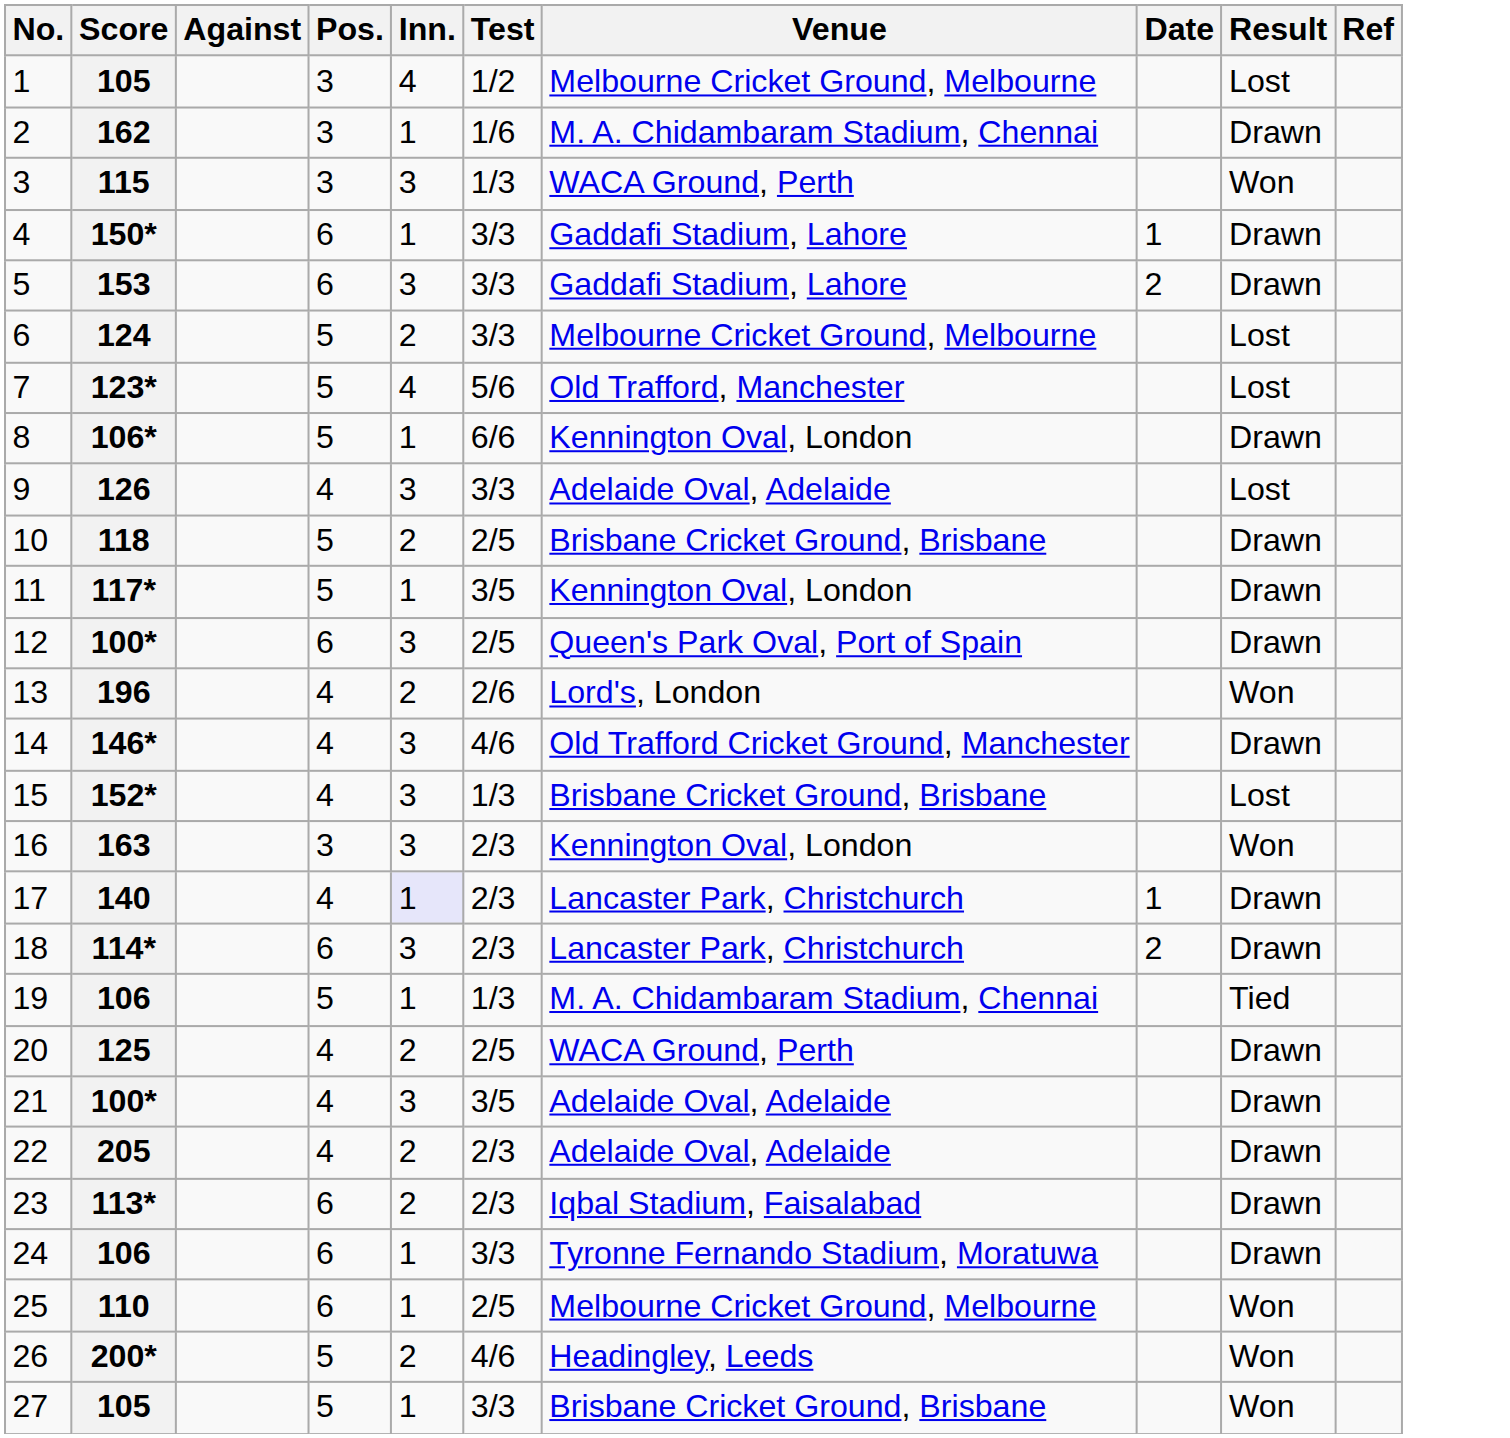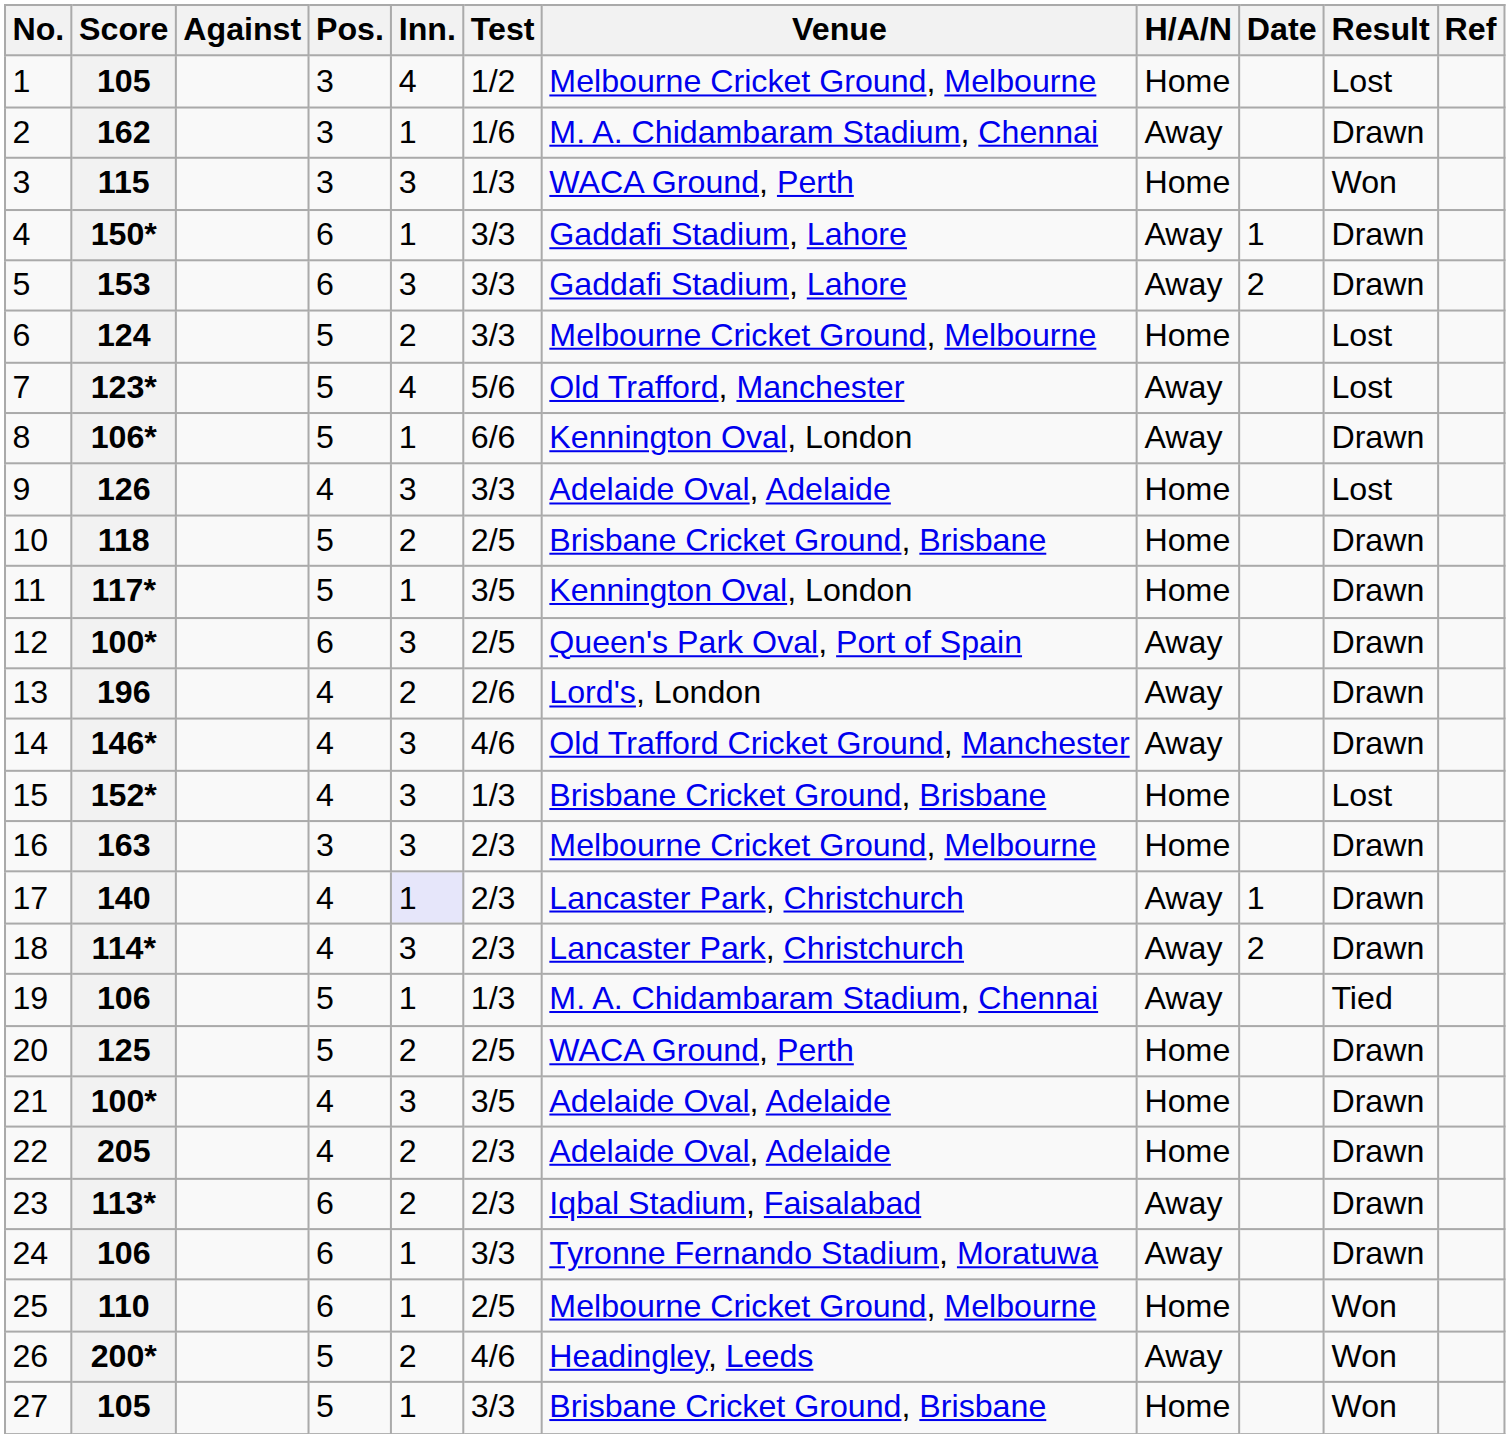+ column: (1188, 30)
(1262, 693) Won -> (1378, 693) Drawn
(731, 846) Kennington Oval, London -> (823, 846) Melbourne Cricket Ground, Melbourne
(1262, 846) Won -> (1378, 846) Drawn
(325, 948) 6 -> (325, 948) 4
(325, 1050) 4 -> (325, 1050) 5
